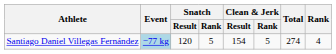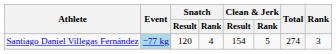(211, 42) 5 -> (211, 42) 4
(318, 42) 4 -> (318, 42) 3
